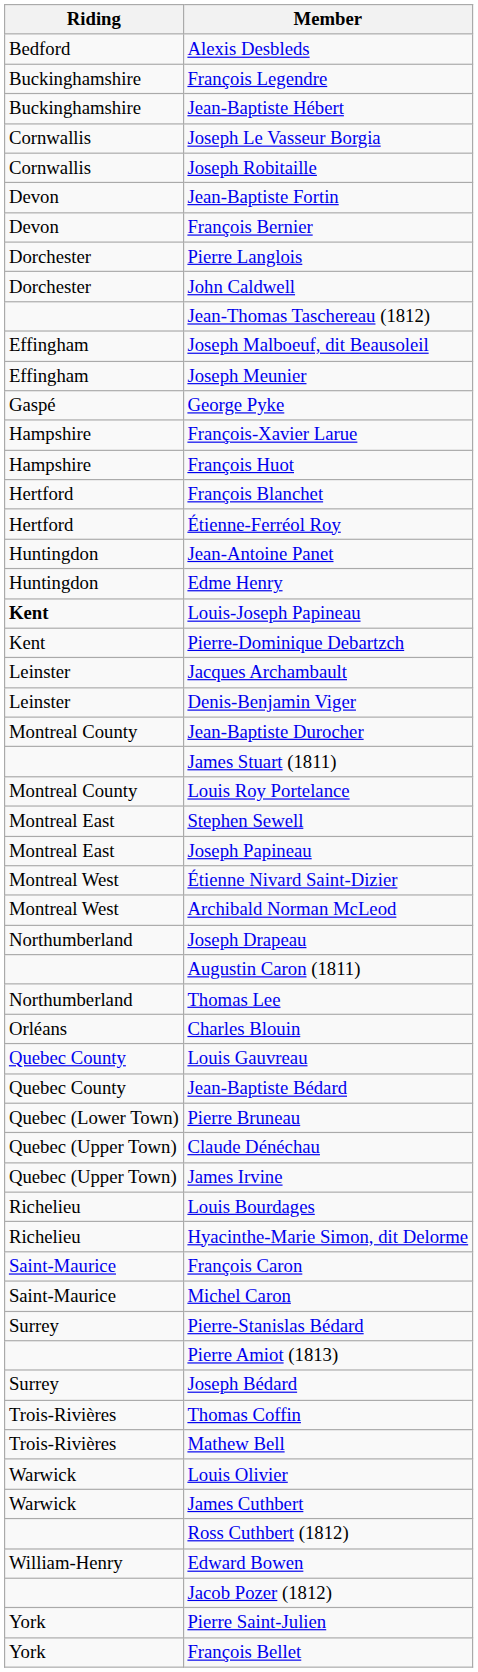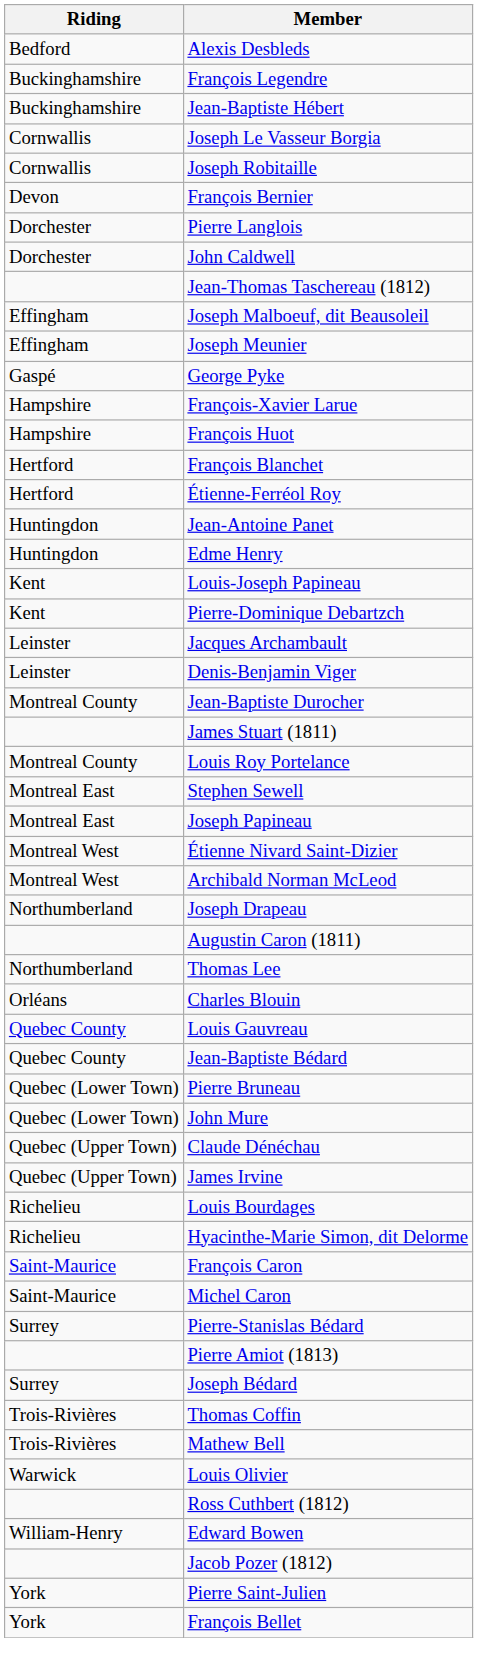- row: (263, 197)
(29, 613) bold -> (27, 583) normal
+ row: (228, 1117)
- row: (245, 1503)
